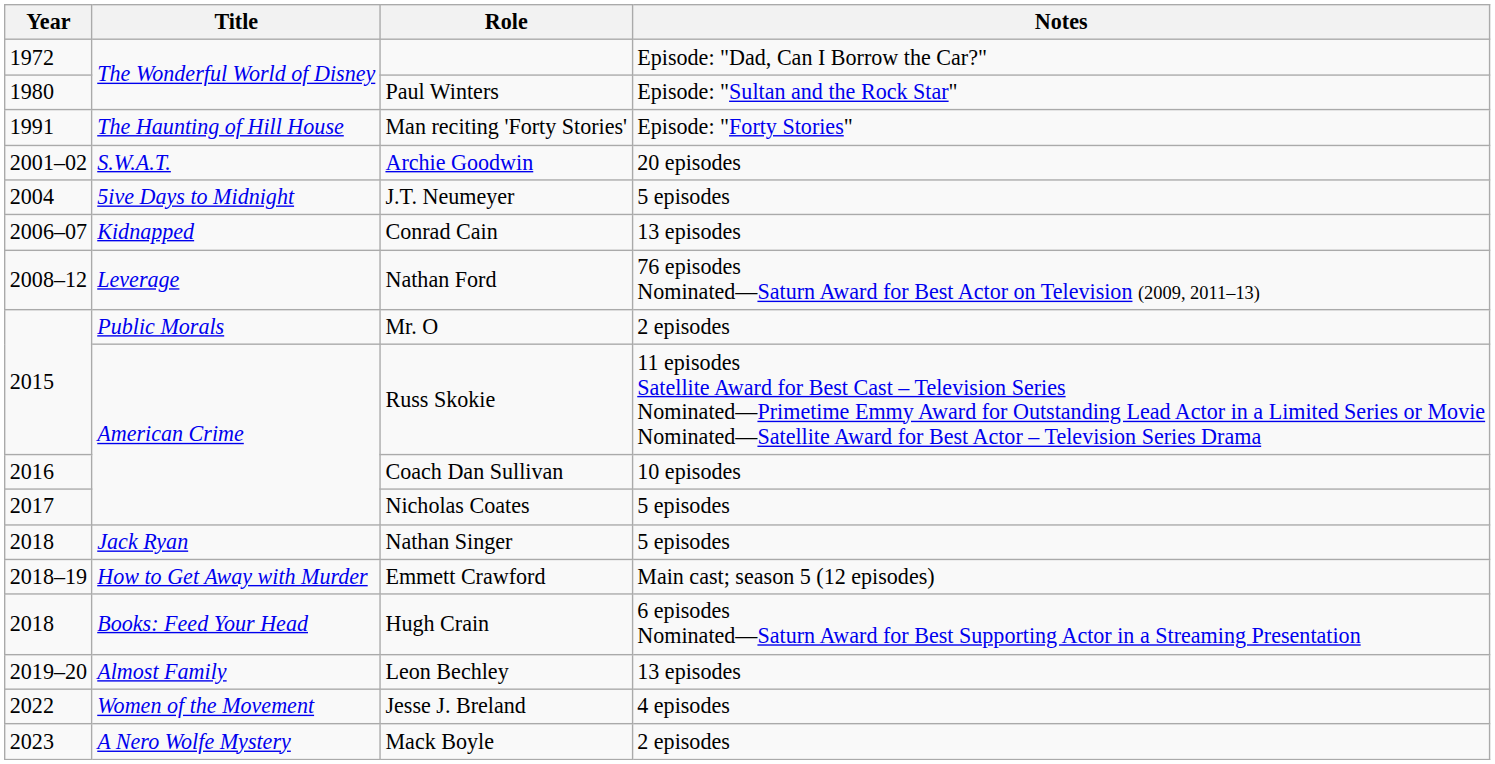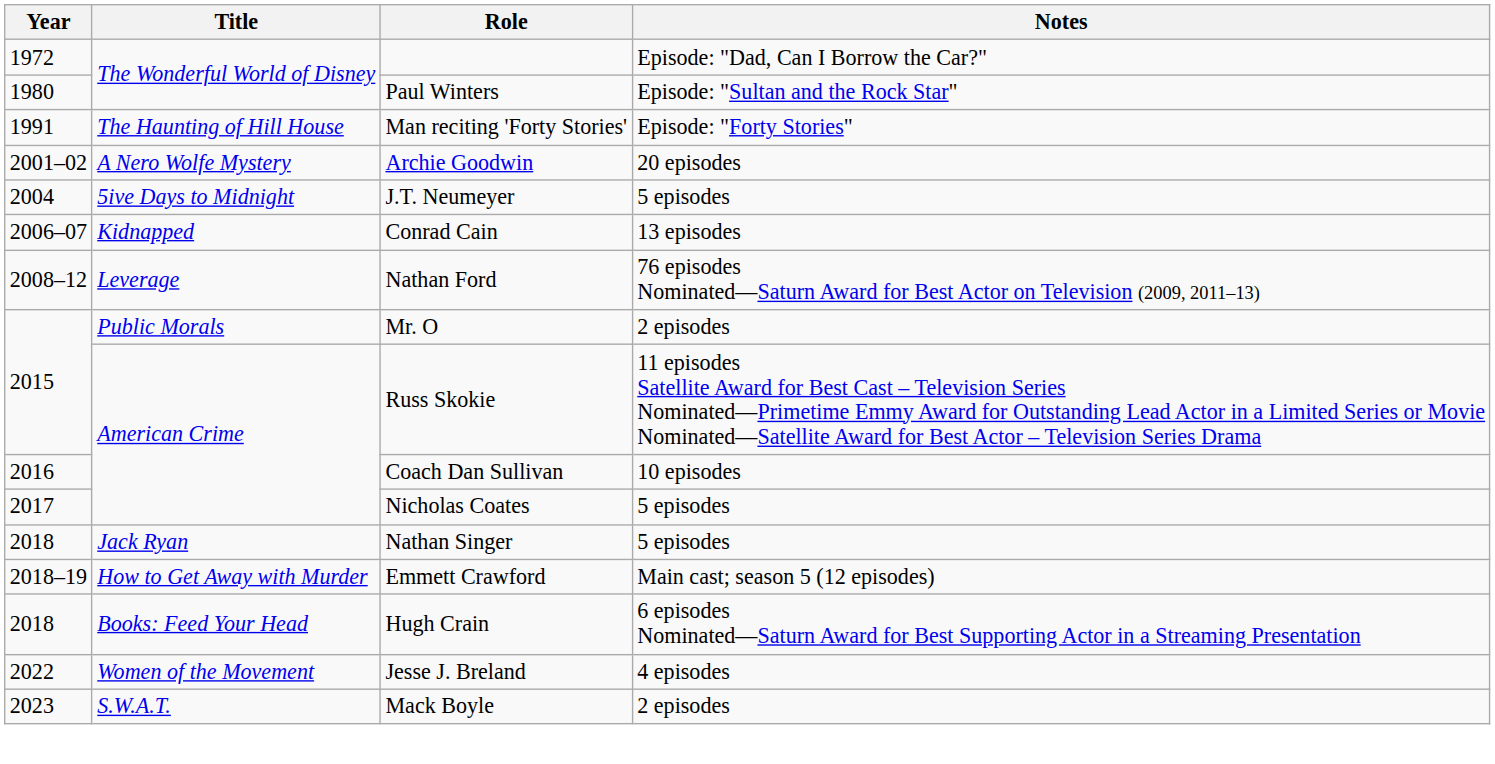(134, 162) S.W.A.T. -> (194, 162) A Nero Wolfe Mystery
- row: (447, 671)
(194, 741) A Nero Wolfe Mystery -> (134, 706) S.W.A.T.
